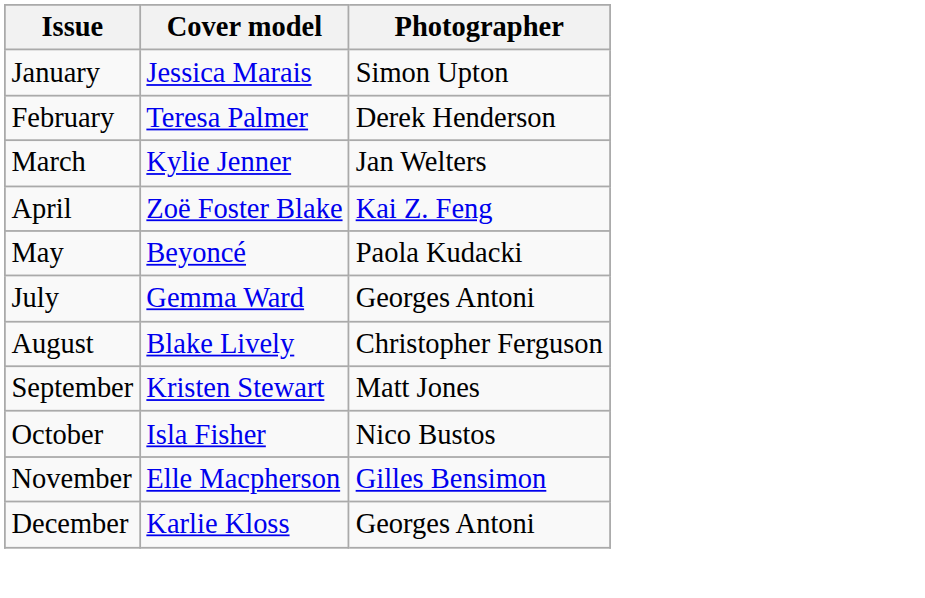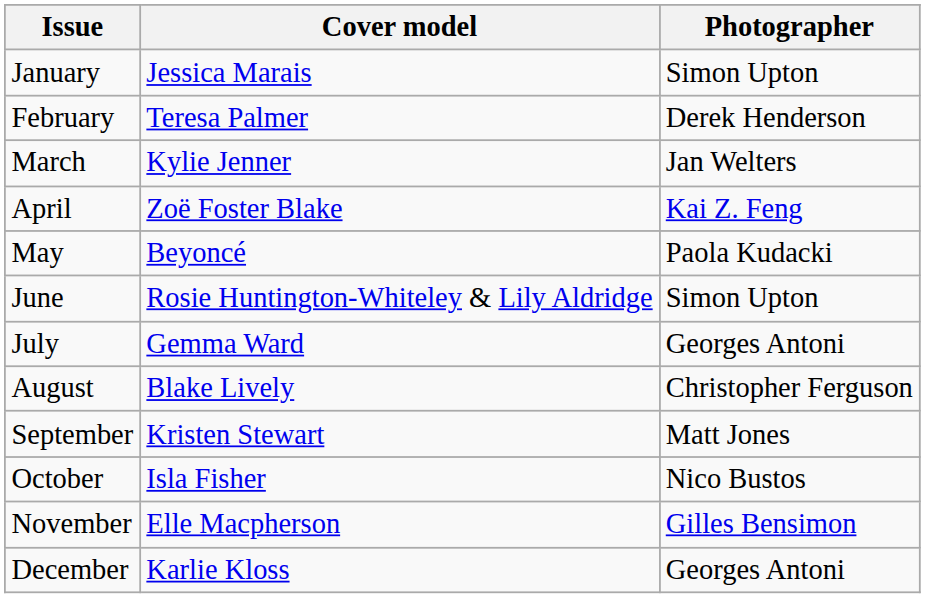+ row: (38, 298)
